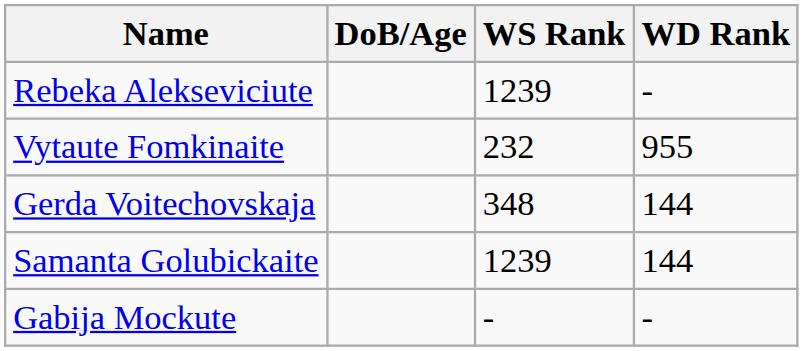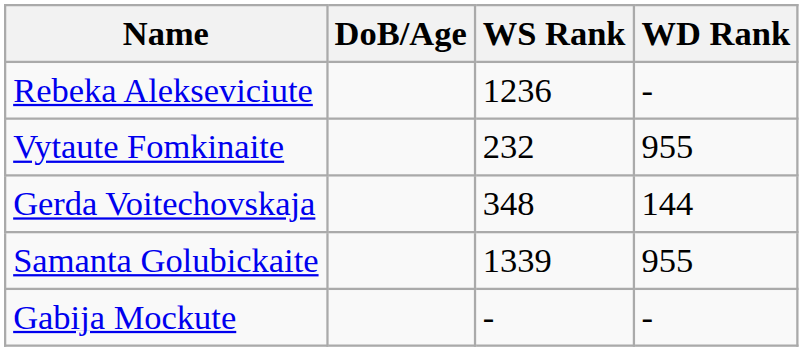(517, 90) 1239 -> (517, 90) 1236
(517, 260) 1239 -> (517, 260) 1339
(667, 260) 144 -> (667, 260) 955
